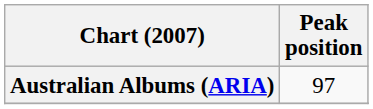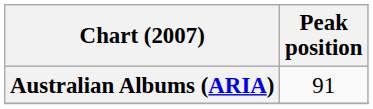(324, 84) 97 -> (324, 84) 91
